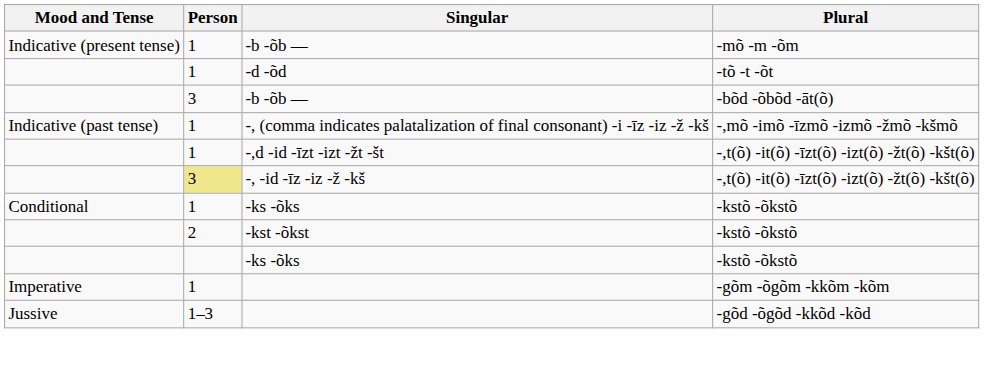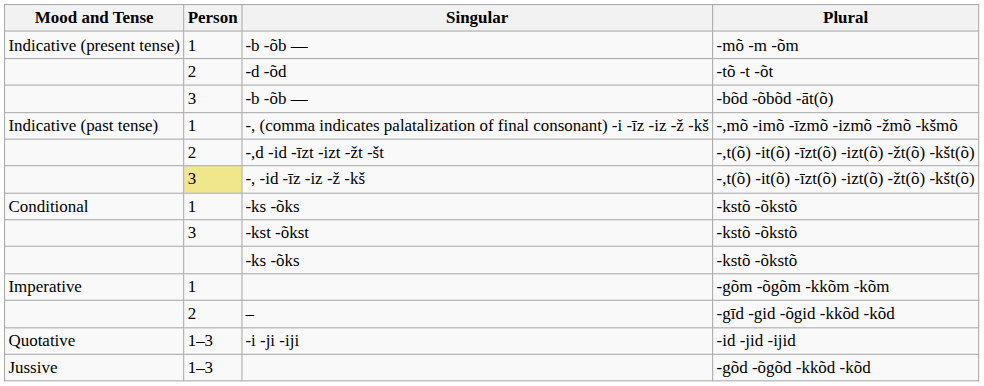(192, 71) 1 -> (192, 71) 2
(192, 152) 1 -> (192, 152) 2
(192, 233) 2 -> (192, 233) 3
+ row: (94, 314)
+ row: (42, 340)
